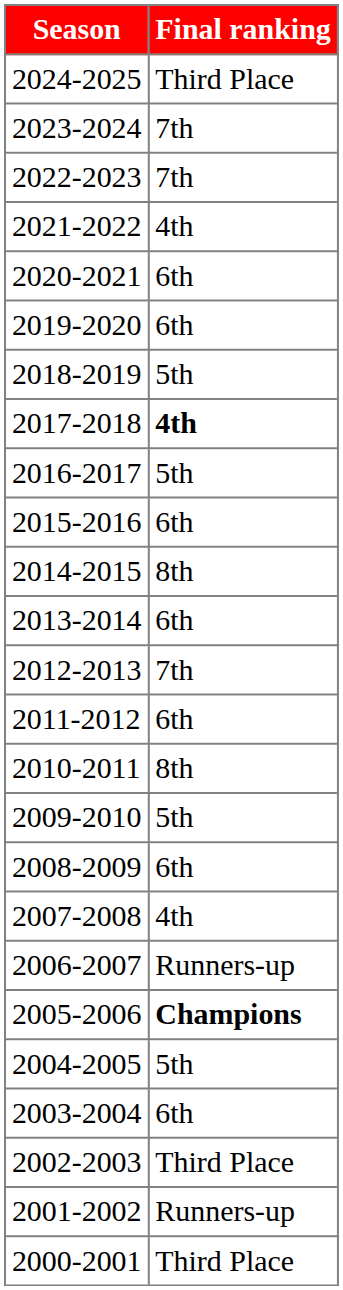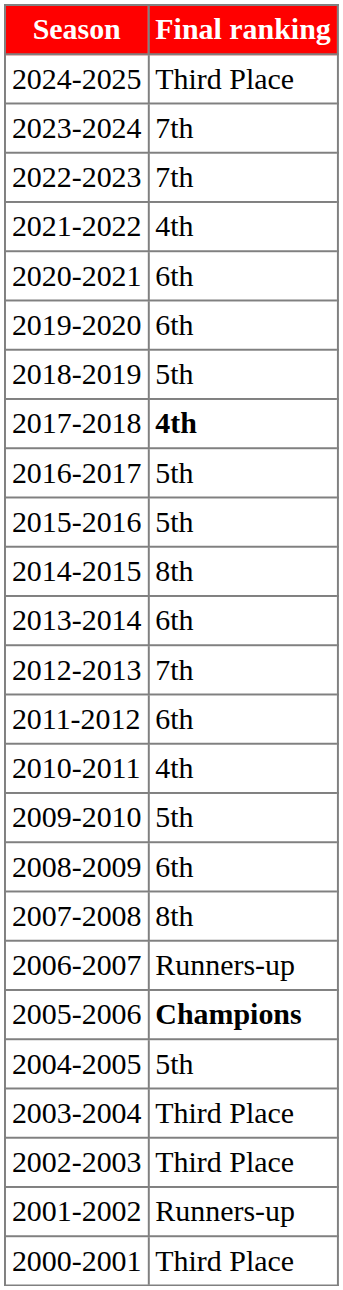(174, 521) 6th -> (174, 521) 5th
(174, 767) 8th -> (174, 767) 4th
(174, 915) 4th -> (174, 915) 8th
(174, 1112) 6th -> (225, 1112) Third Place
